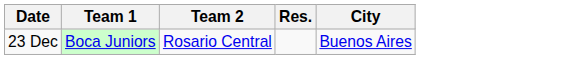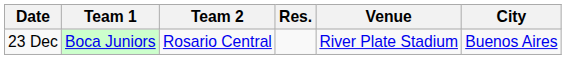+ column: (389, 16)
